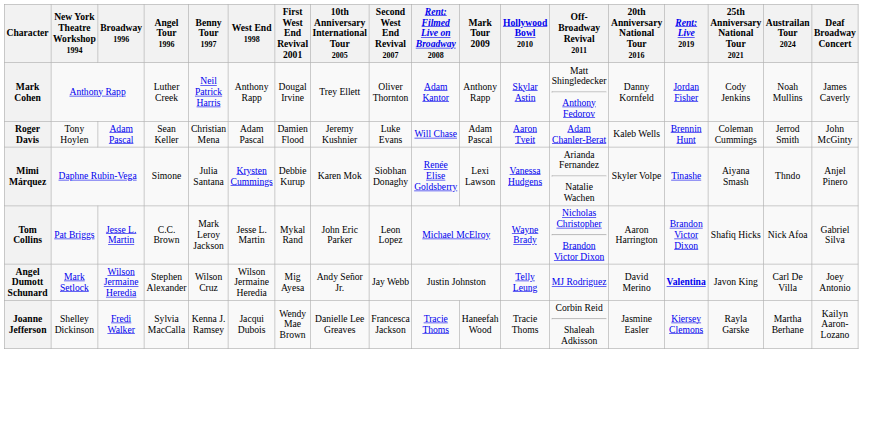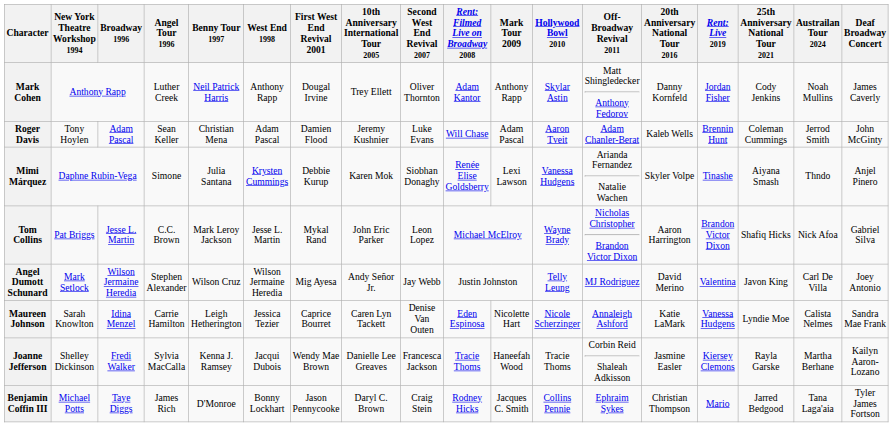(686, 282) bold -> (718, 282) normal
+ row: (28, 319)
+ row: (28, 403)
